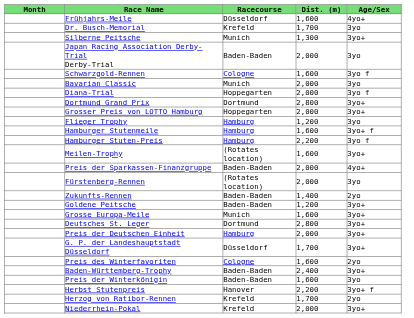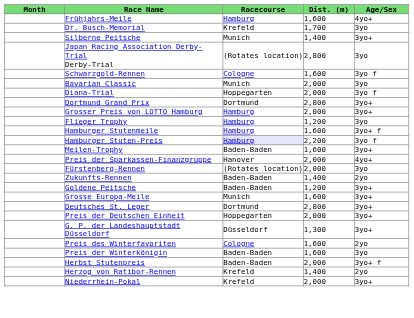(245, 18) Düsseldorf -> (239, 18) Hamburg
(307, 37) 1,300 -> (315, 37) 1,400
(248, 56) Baden-Baden -> (263, 56) (Rotates location)
(307, 56) 2,000 -> (315, 56) 2,800
(248, 112) Hoppegarten -> (239, 112) Hamburg
(239, 140) no background -> (239, 140) lavender background
(243, 154) (Rotates location) -> (248, 150) Baden-Baden
(248, 168) Baden-Baden -> (239, 159) Hanover
(239, 233) Hamburg -> (248, 216) Hoppegarten
(307, 247) 1,700 -> (315, 230) 1,300
- row: (118, 270)
(239, 289) Hanover -> (248, 262) Baden-Baden
(307, 289) 2,200 -> (315, 262) 2,000
(307, 299) 1,700 -> (315, 272) 1,400
